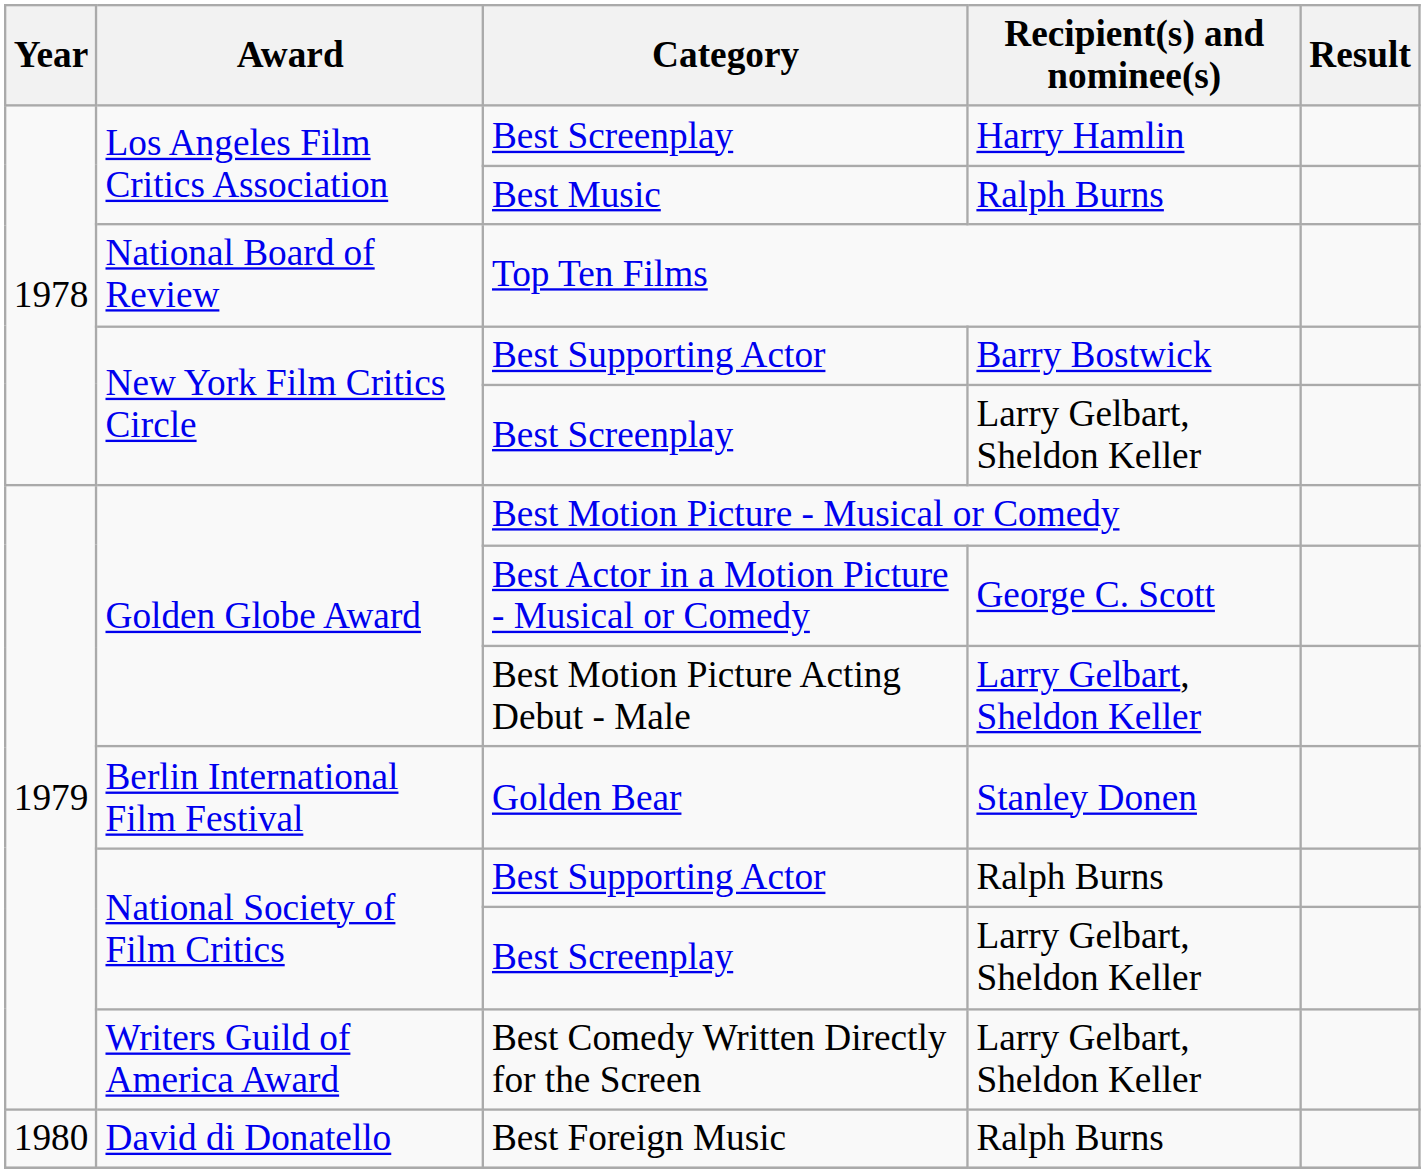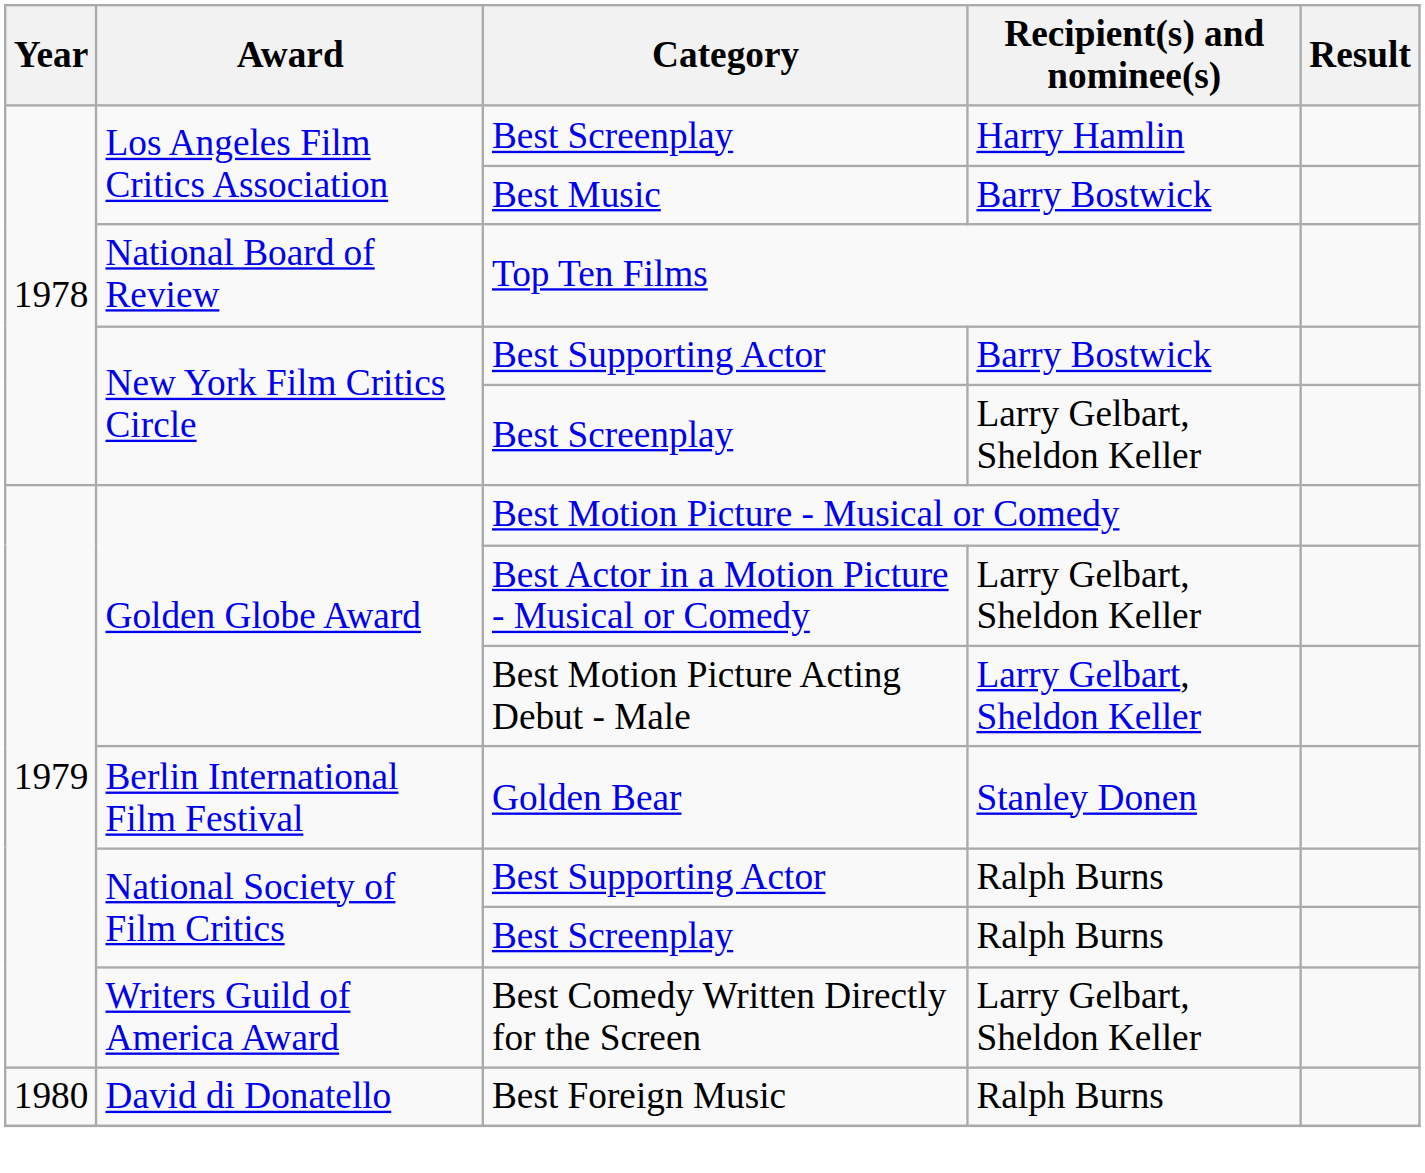(1070, 194) Ralph Burns -> (1094, 194) Barry Bostwick
(1096, 594) George C. Scott -> (1089, 594) Larry Gelbart, Sheldon Keller
(1089, 957) Larry Gelbart, Sheldon Keller -> (1070, 936) Ralph Burns
